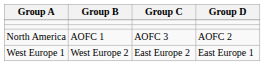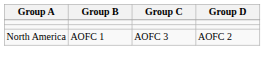- row: (36, 52)
